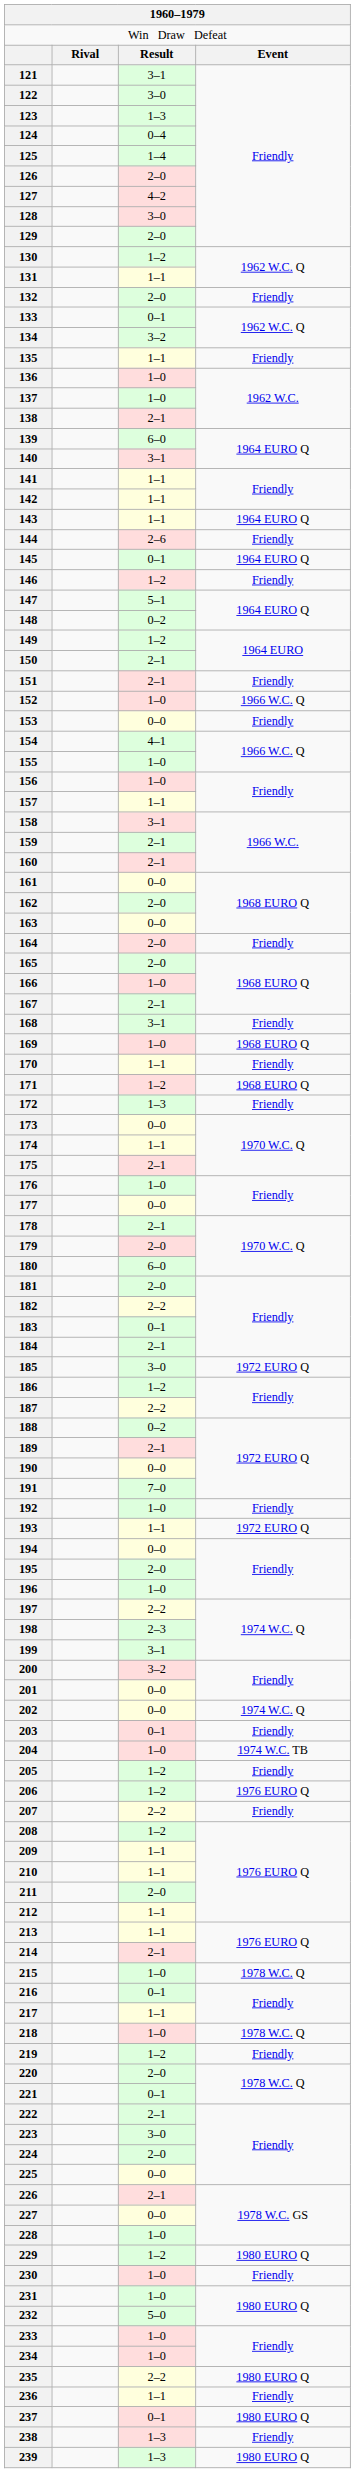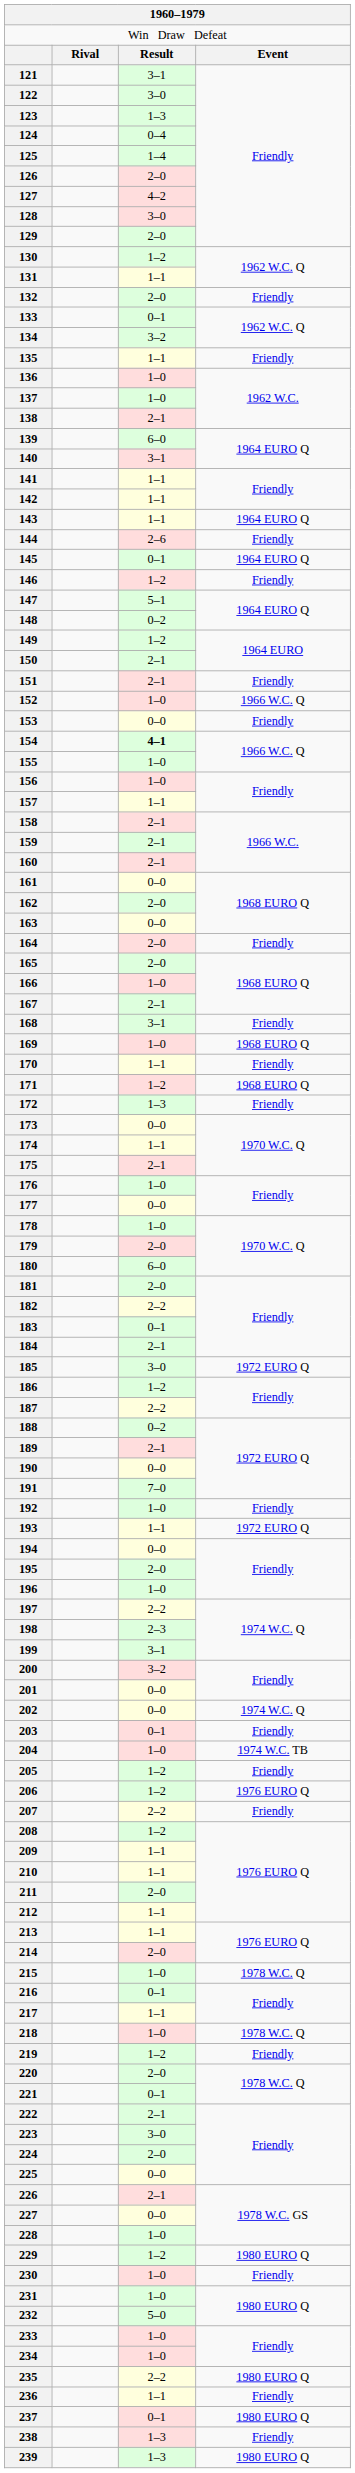(157, 741) normal -> (157, 741) bold
(157, 822) 3–1 -> (157, 822) 2–1
(157, 1226) 2–1 -> (157, 1226) 1–0
(157, 1952) 2–1 -> (157, 1952) 2–0
